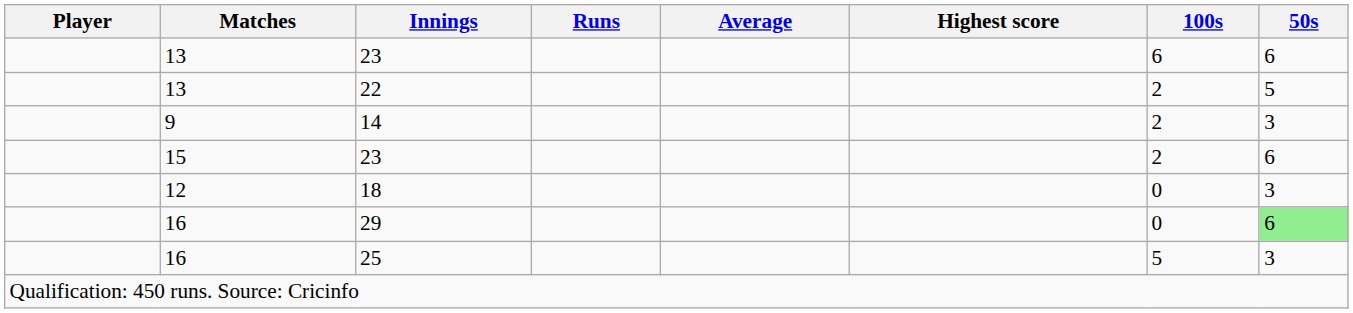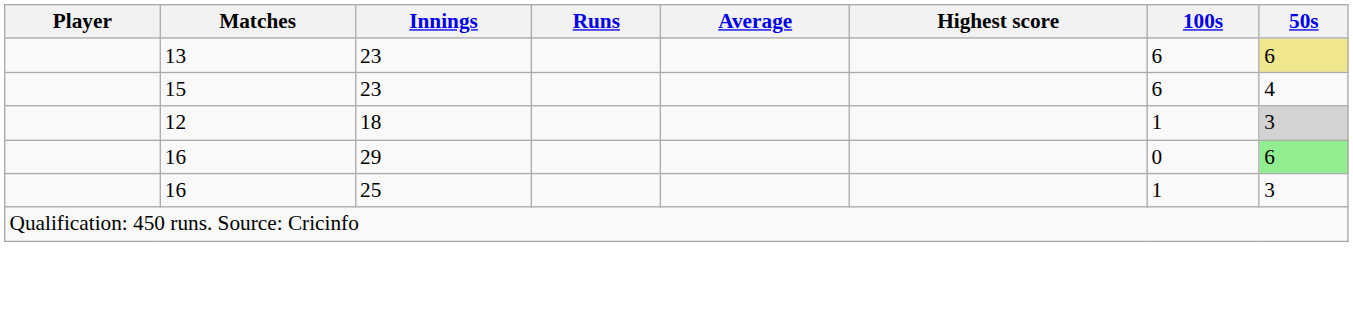(1270, 55) no background -> (1270, 55) khaki background
- row: (175, 88)
- row: (170, 122)
(1157, 156) 2 -> (1157, 88) 6
(1270, 156) 6 -> (1270, 88) 4
(1157, 190) 0 -> (1157, 122) 1
(1270, 190) no background -> (1270, 122) lightgrey background
(1157, 257) 5 -> (1157, 190) 1
